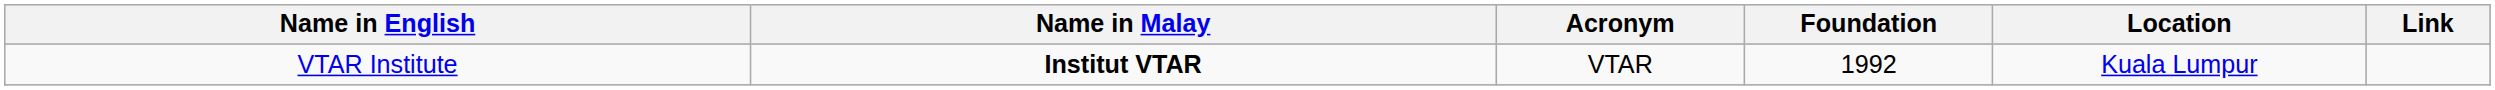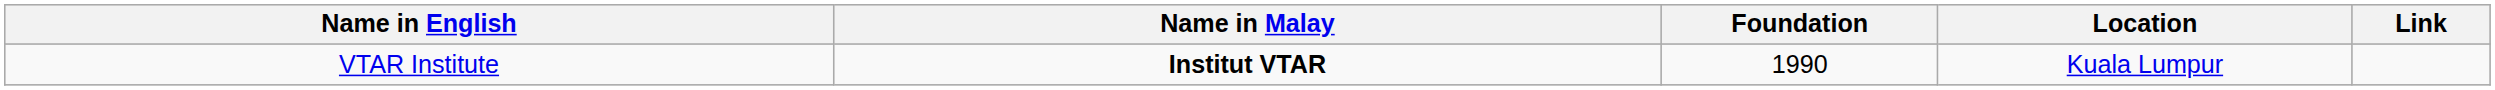- column: (1620, 24)
(1869, 64) 1992 -> (1800, 64) 1990
